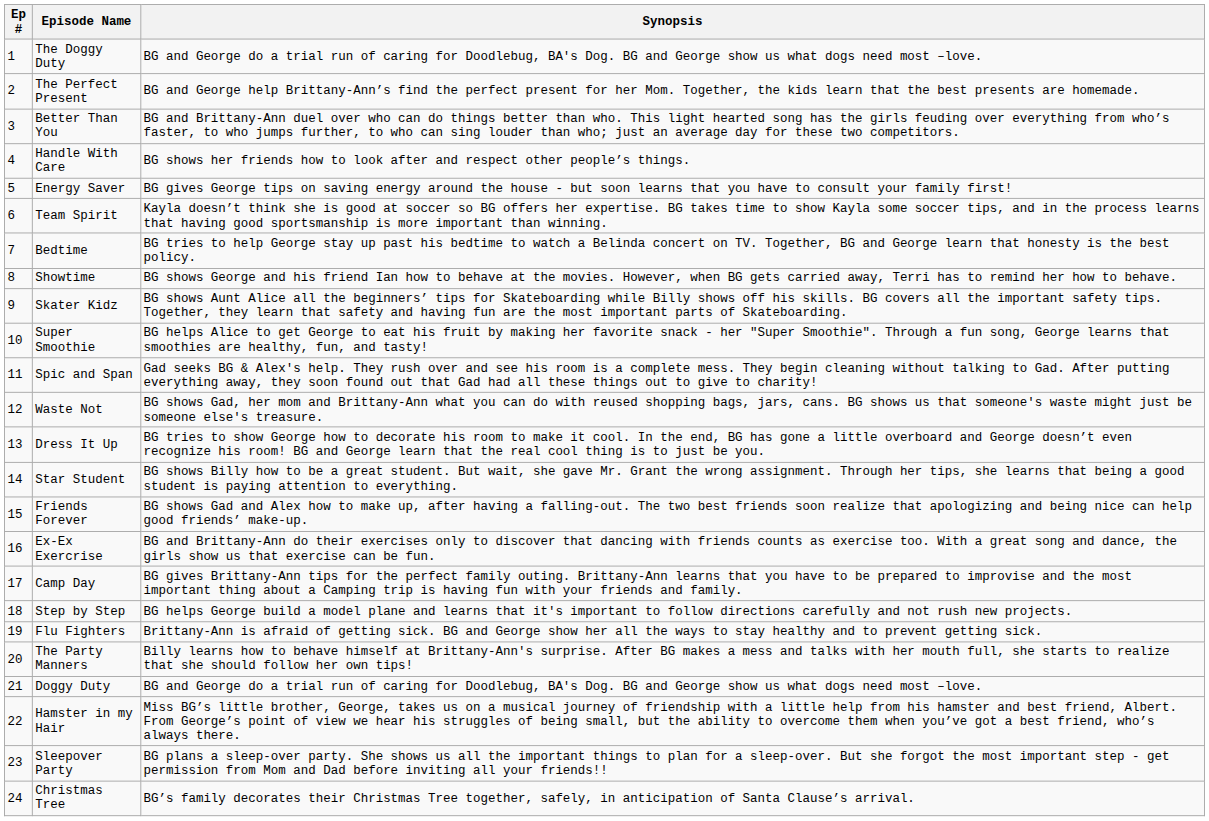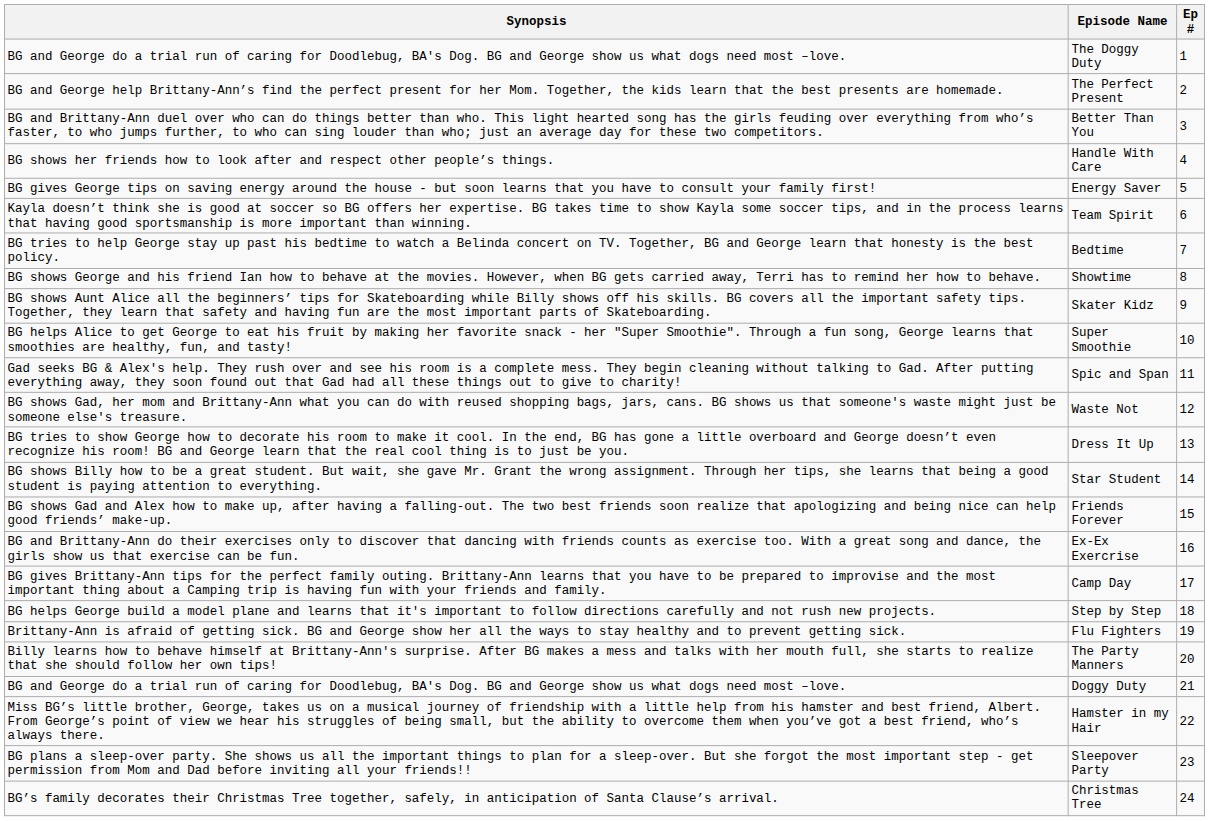columns swapped: (18, 22) <-> (672, 22)
